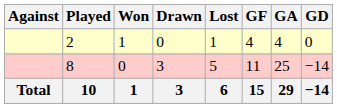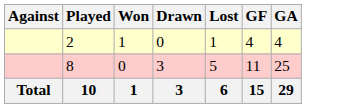- column: (317, 16)
